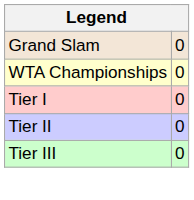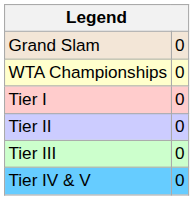+ row: (50, 180)
